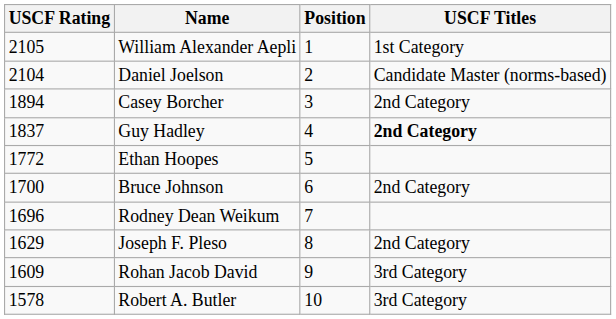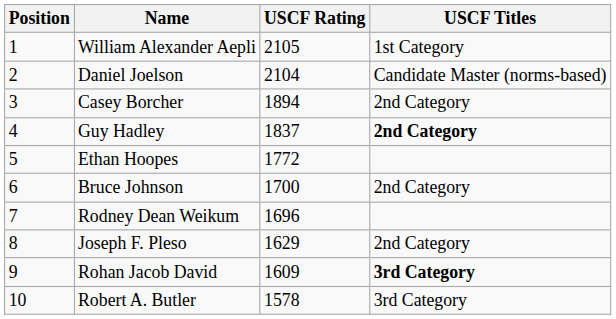columns swapped: (335, 18) <-> (59, 18)
(420, 272) normal -> (424, 272) bold
